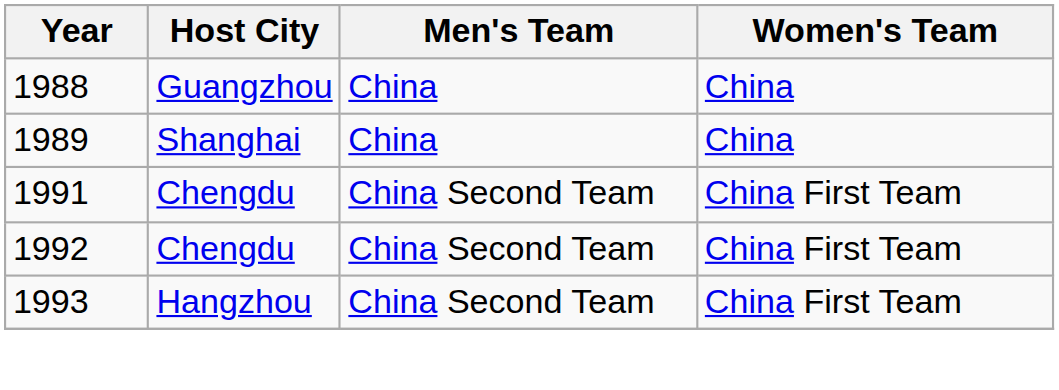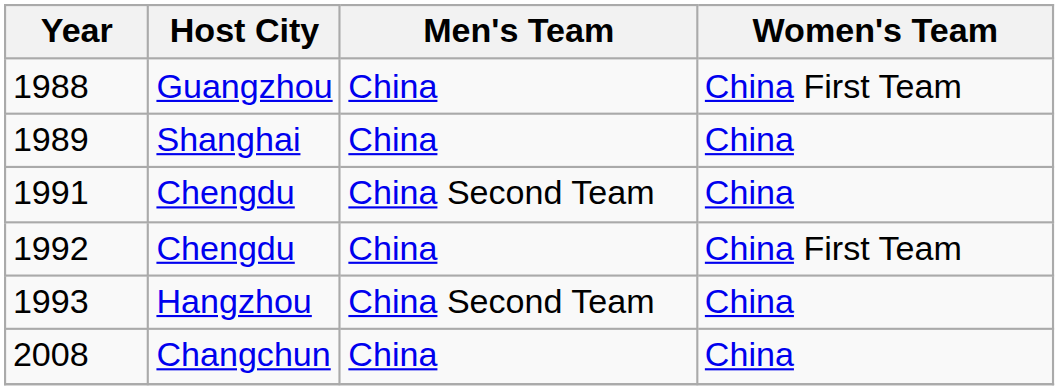(749, 85) China -> (833, 85) China First Team
(833, 193) China First Team -> (749, 193) China
(502, 247) China Second Team -> (393, 247) China
(833, 301) China First Team -> (749, 301) China
+ row: (51, 355)
